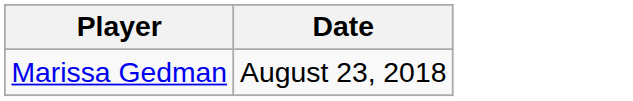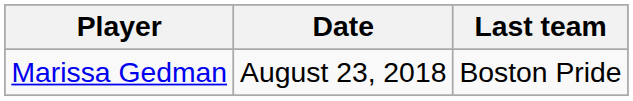+ column: (541, 26)
